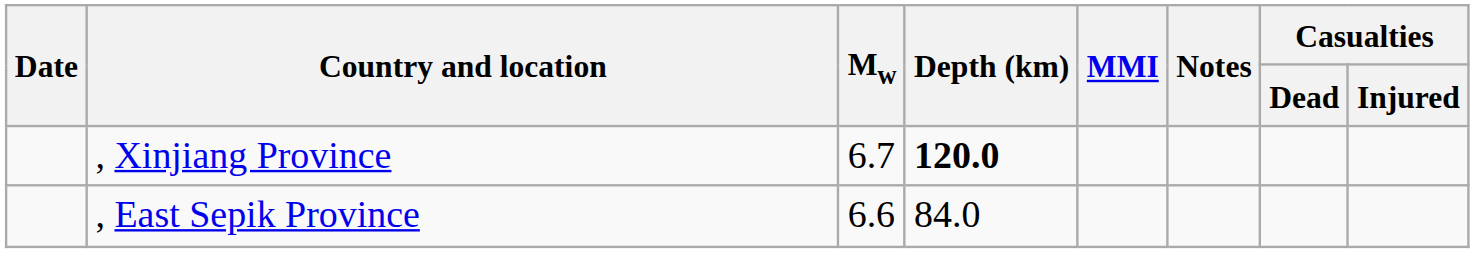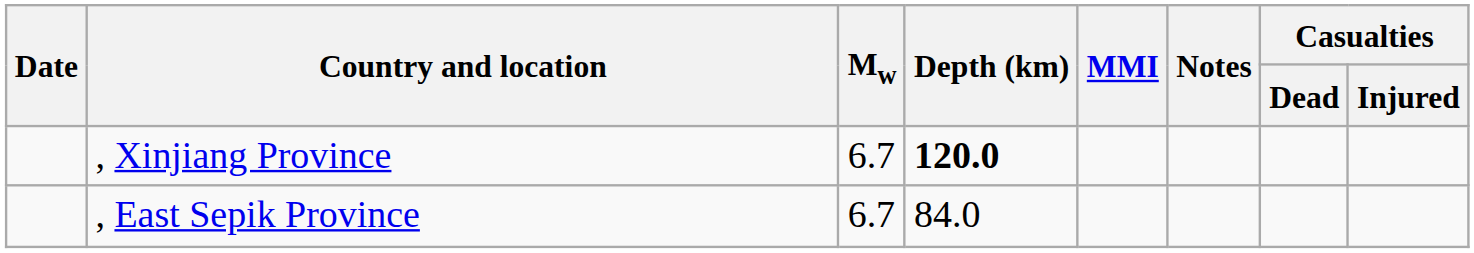(871, 214) 6.6 -> (871, 214) 6.7
